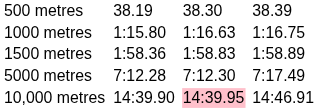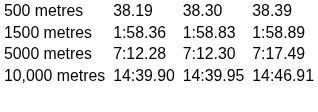- row: (48, 32)
(214, 98) pink background -> (214, 76) no background
